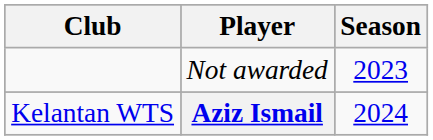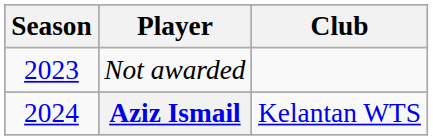columns swapped: (381, 26) <-> (93, 26)
